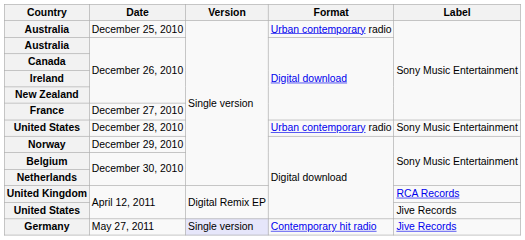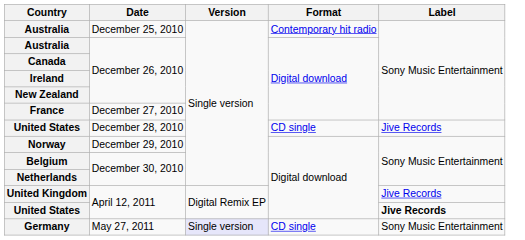(331, 29) Urban contemporary radio -> (324, 29) Contemporary hit radio
(331, 128) Urban contemporary radio -> (293, 128) CD single
(457, 128) Sony Music Entertainment -> (411, 128) Jive Records
(428, 194) RCA Records -> (411, 194) Jive Records
(426, 210) normal -> (414, 210) bold
(324, 227) Contemporary hit radio -> (293, 227) CD single
(426, 227) Jive Records -> (442, 227) Sony Music Entertainment
